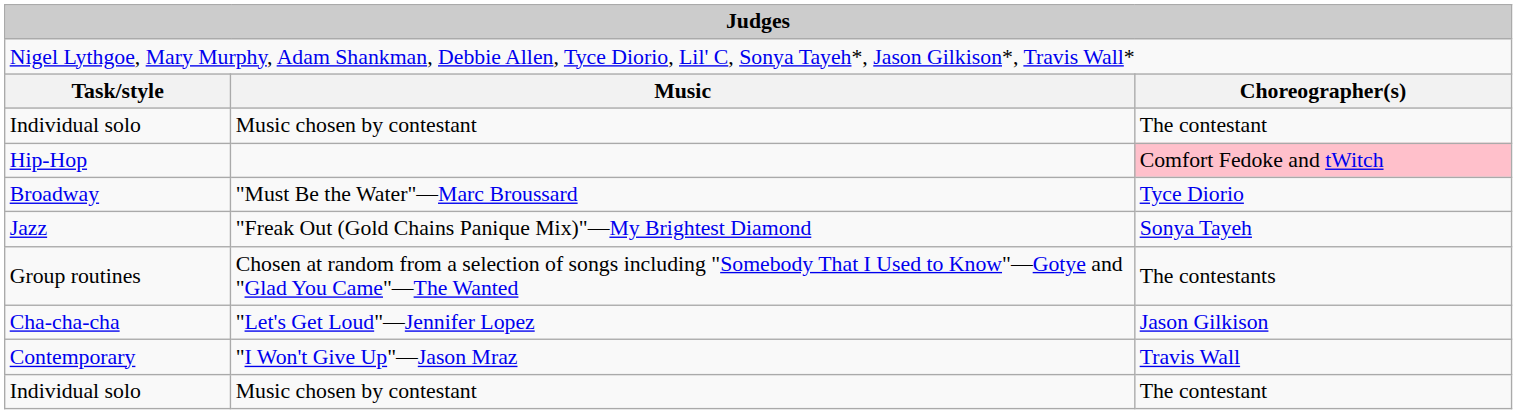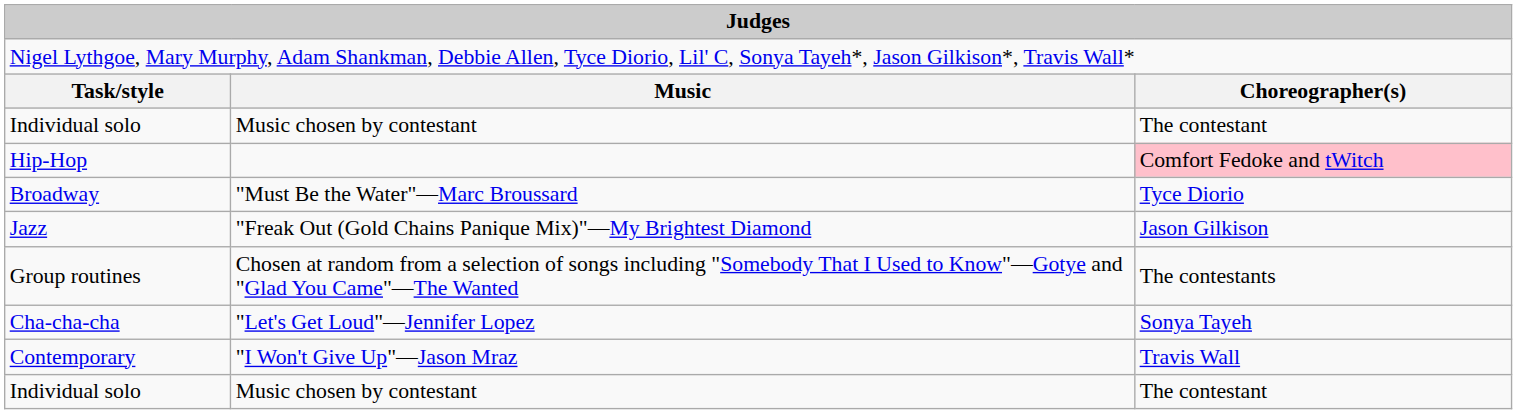(1196, 228) Sonya Tayeh -> (1204, 228) Jason Gilkison
(1204, 322) Jason Gilkison -> (1196, 322) Sonya Tayeh
